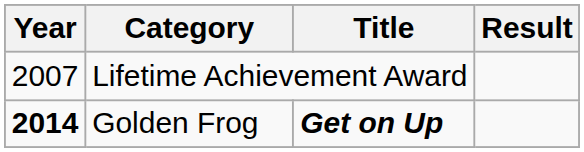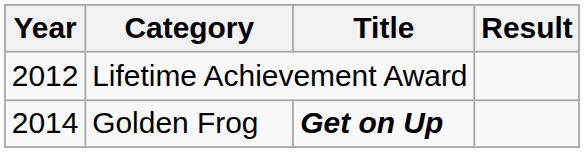(45, 75) 2007 -> (45, 75) 2012
(45, 123) bold -> (45, 123) normal
